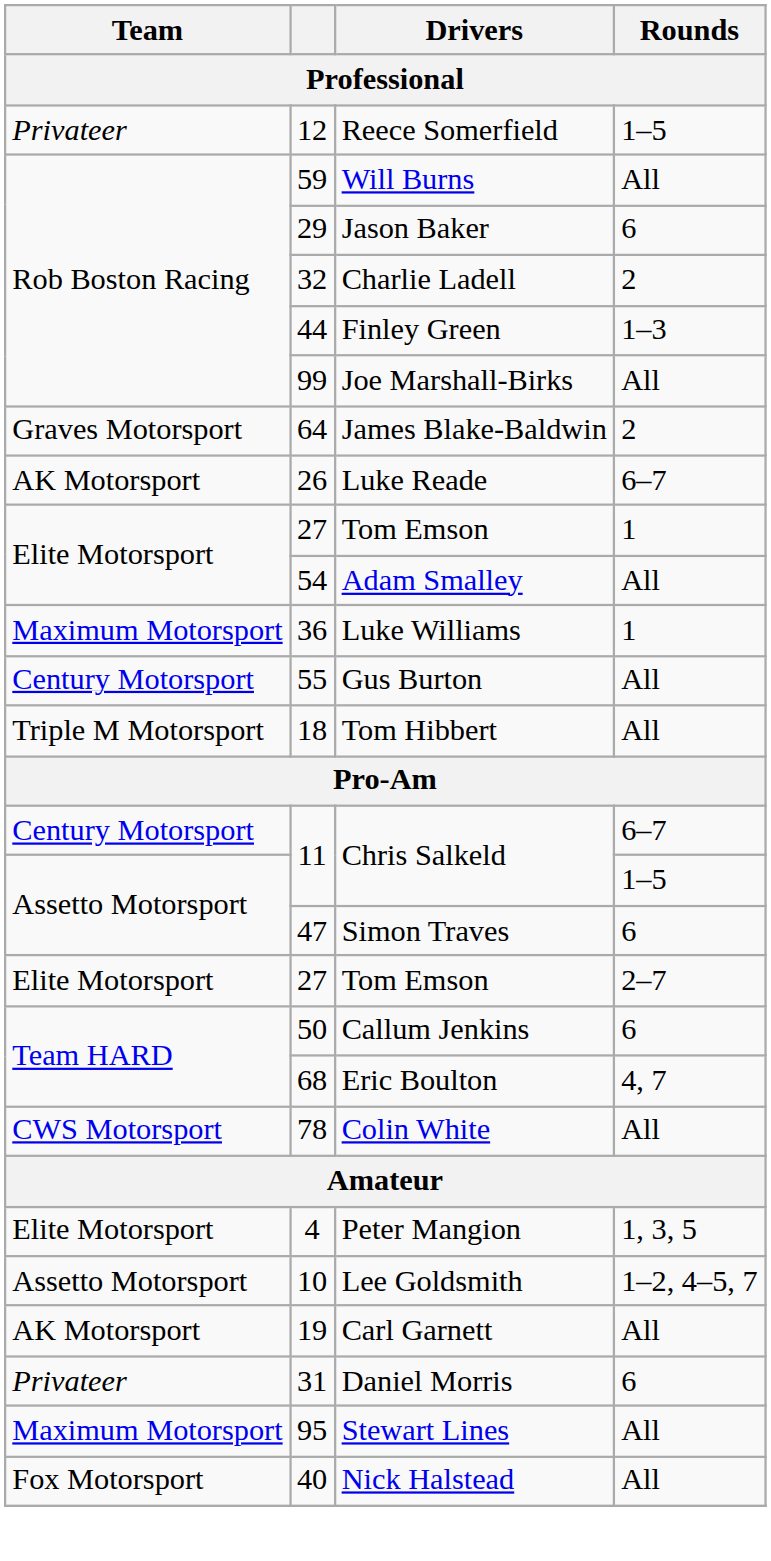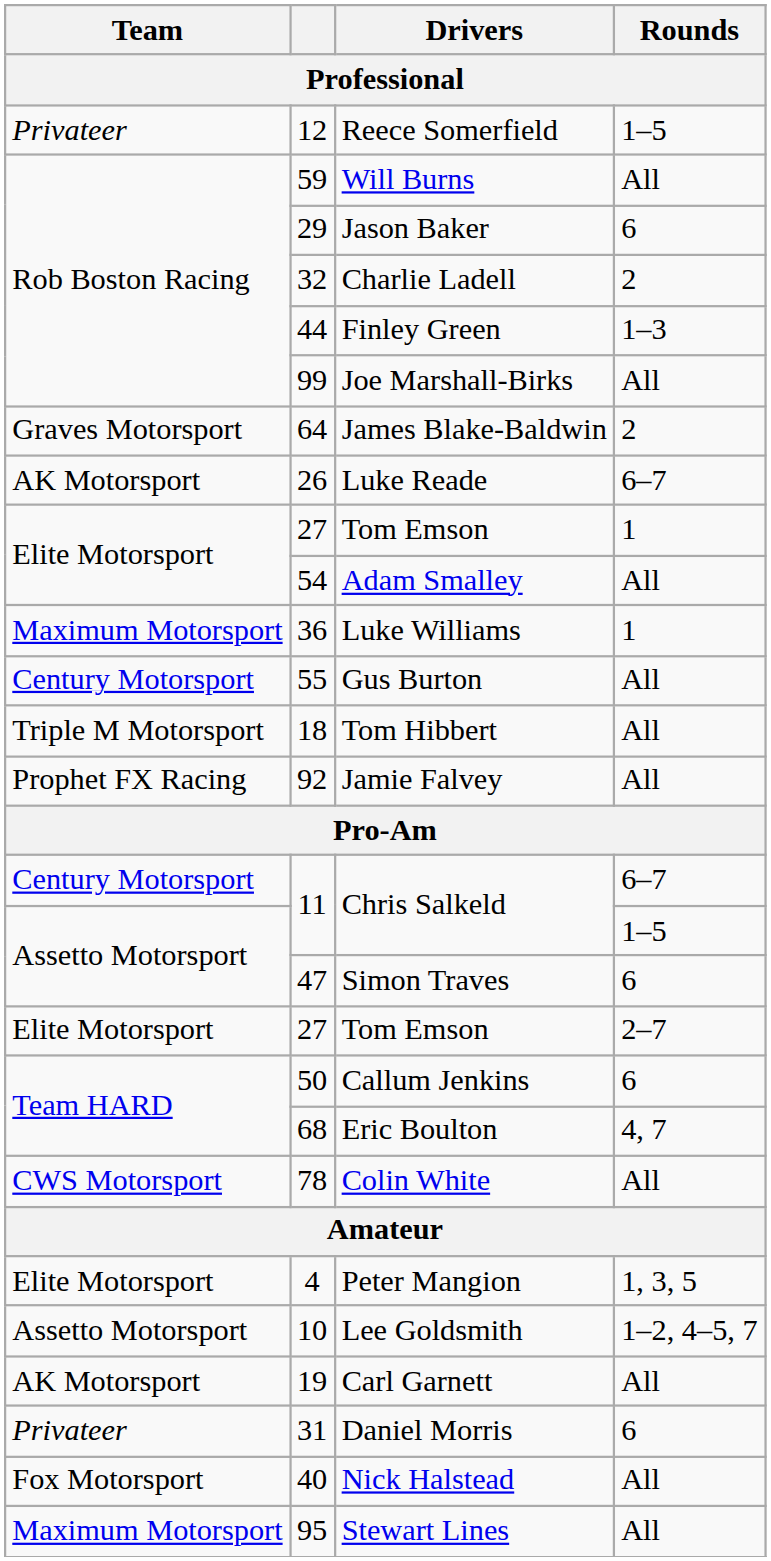+ row: (422, 779)
rows swapped: (428, 1480) <-> (425, 1430)
